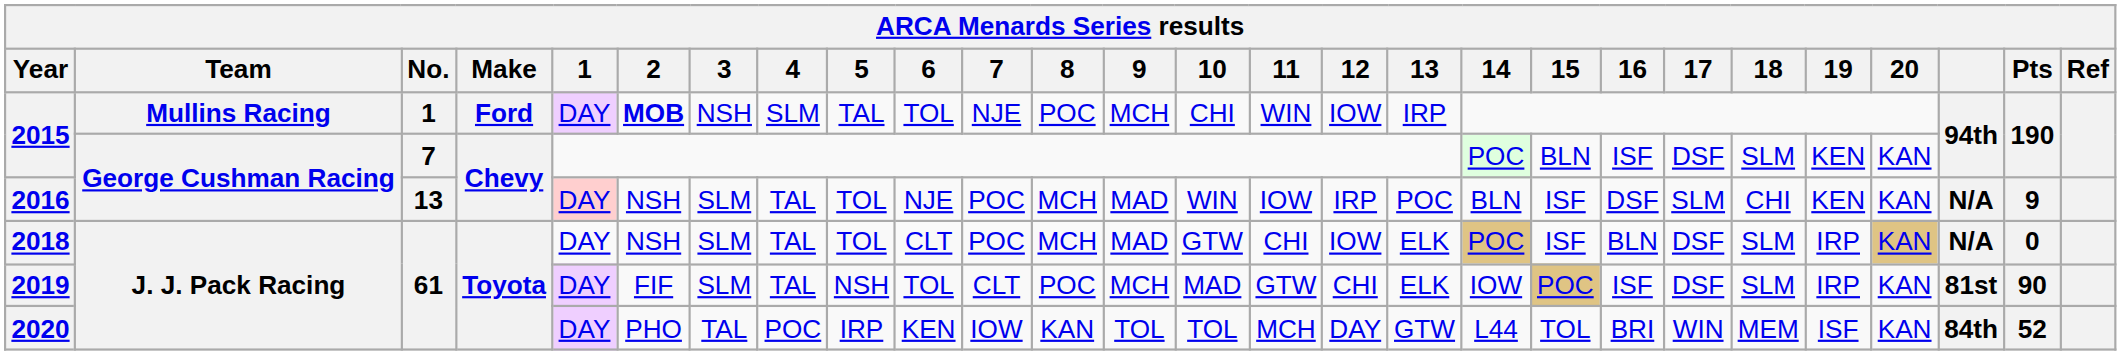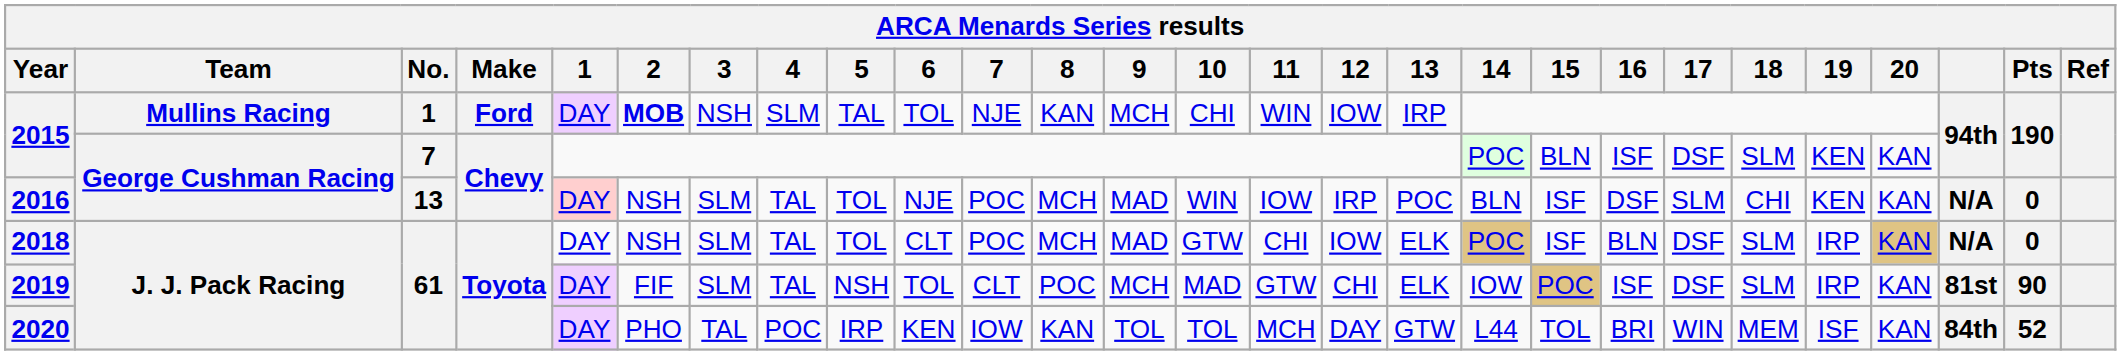(1067, 113) POC -> (1067, 113) KAN
(2032, 199) 9 -> (2032, 199) 0
